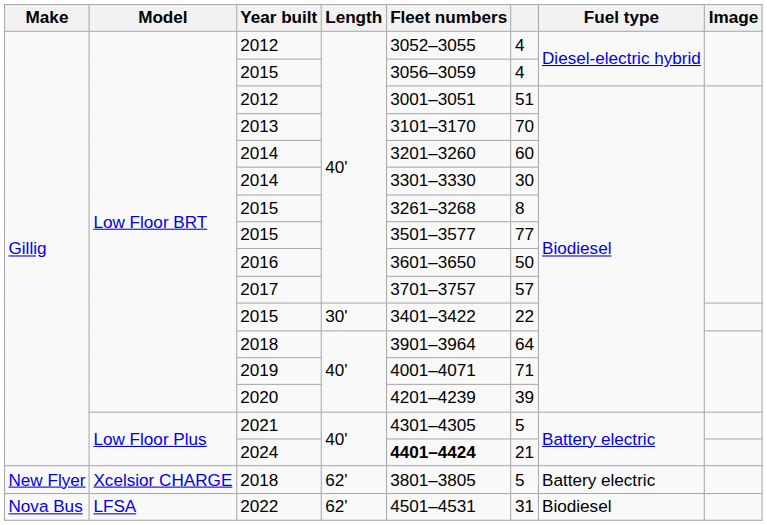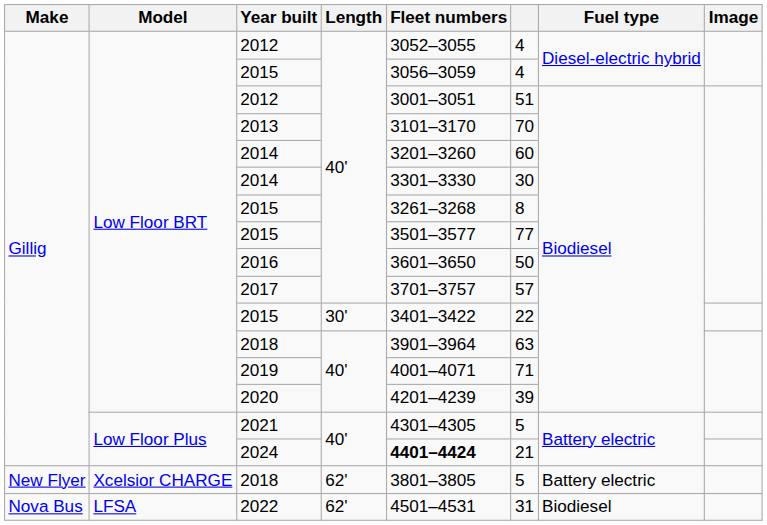(525, 343) 64 -> (525, 343) 63
